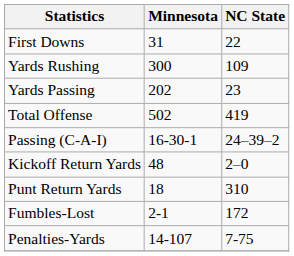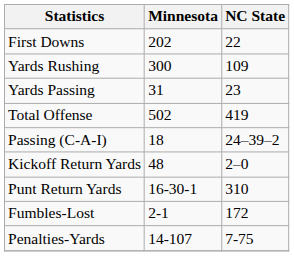(156, 41) 31 -> (160, 41) 202
(160, 90) 202 -> (156, 90) 31
(173, 139) 16-30-1 -> (156, 139) 18
(156, 189) 18 -> (173, 189) 16-30-1
